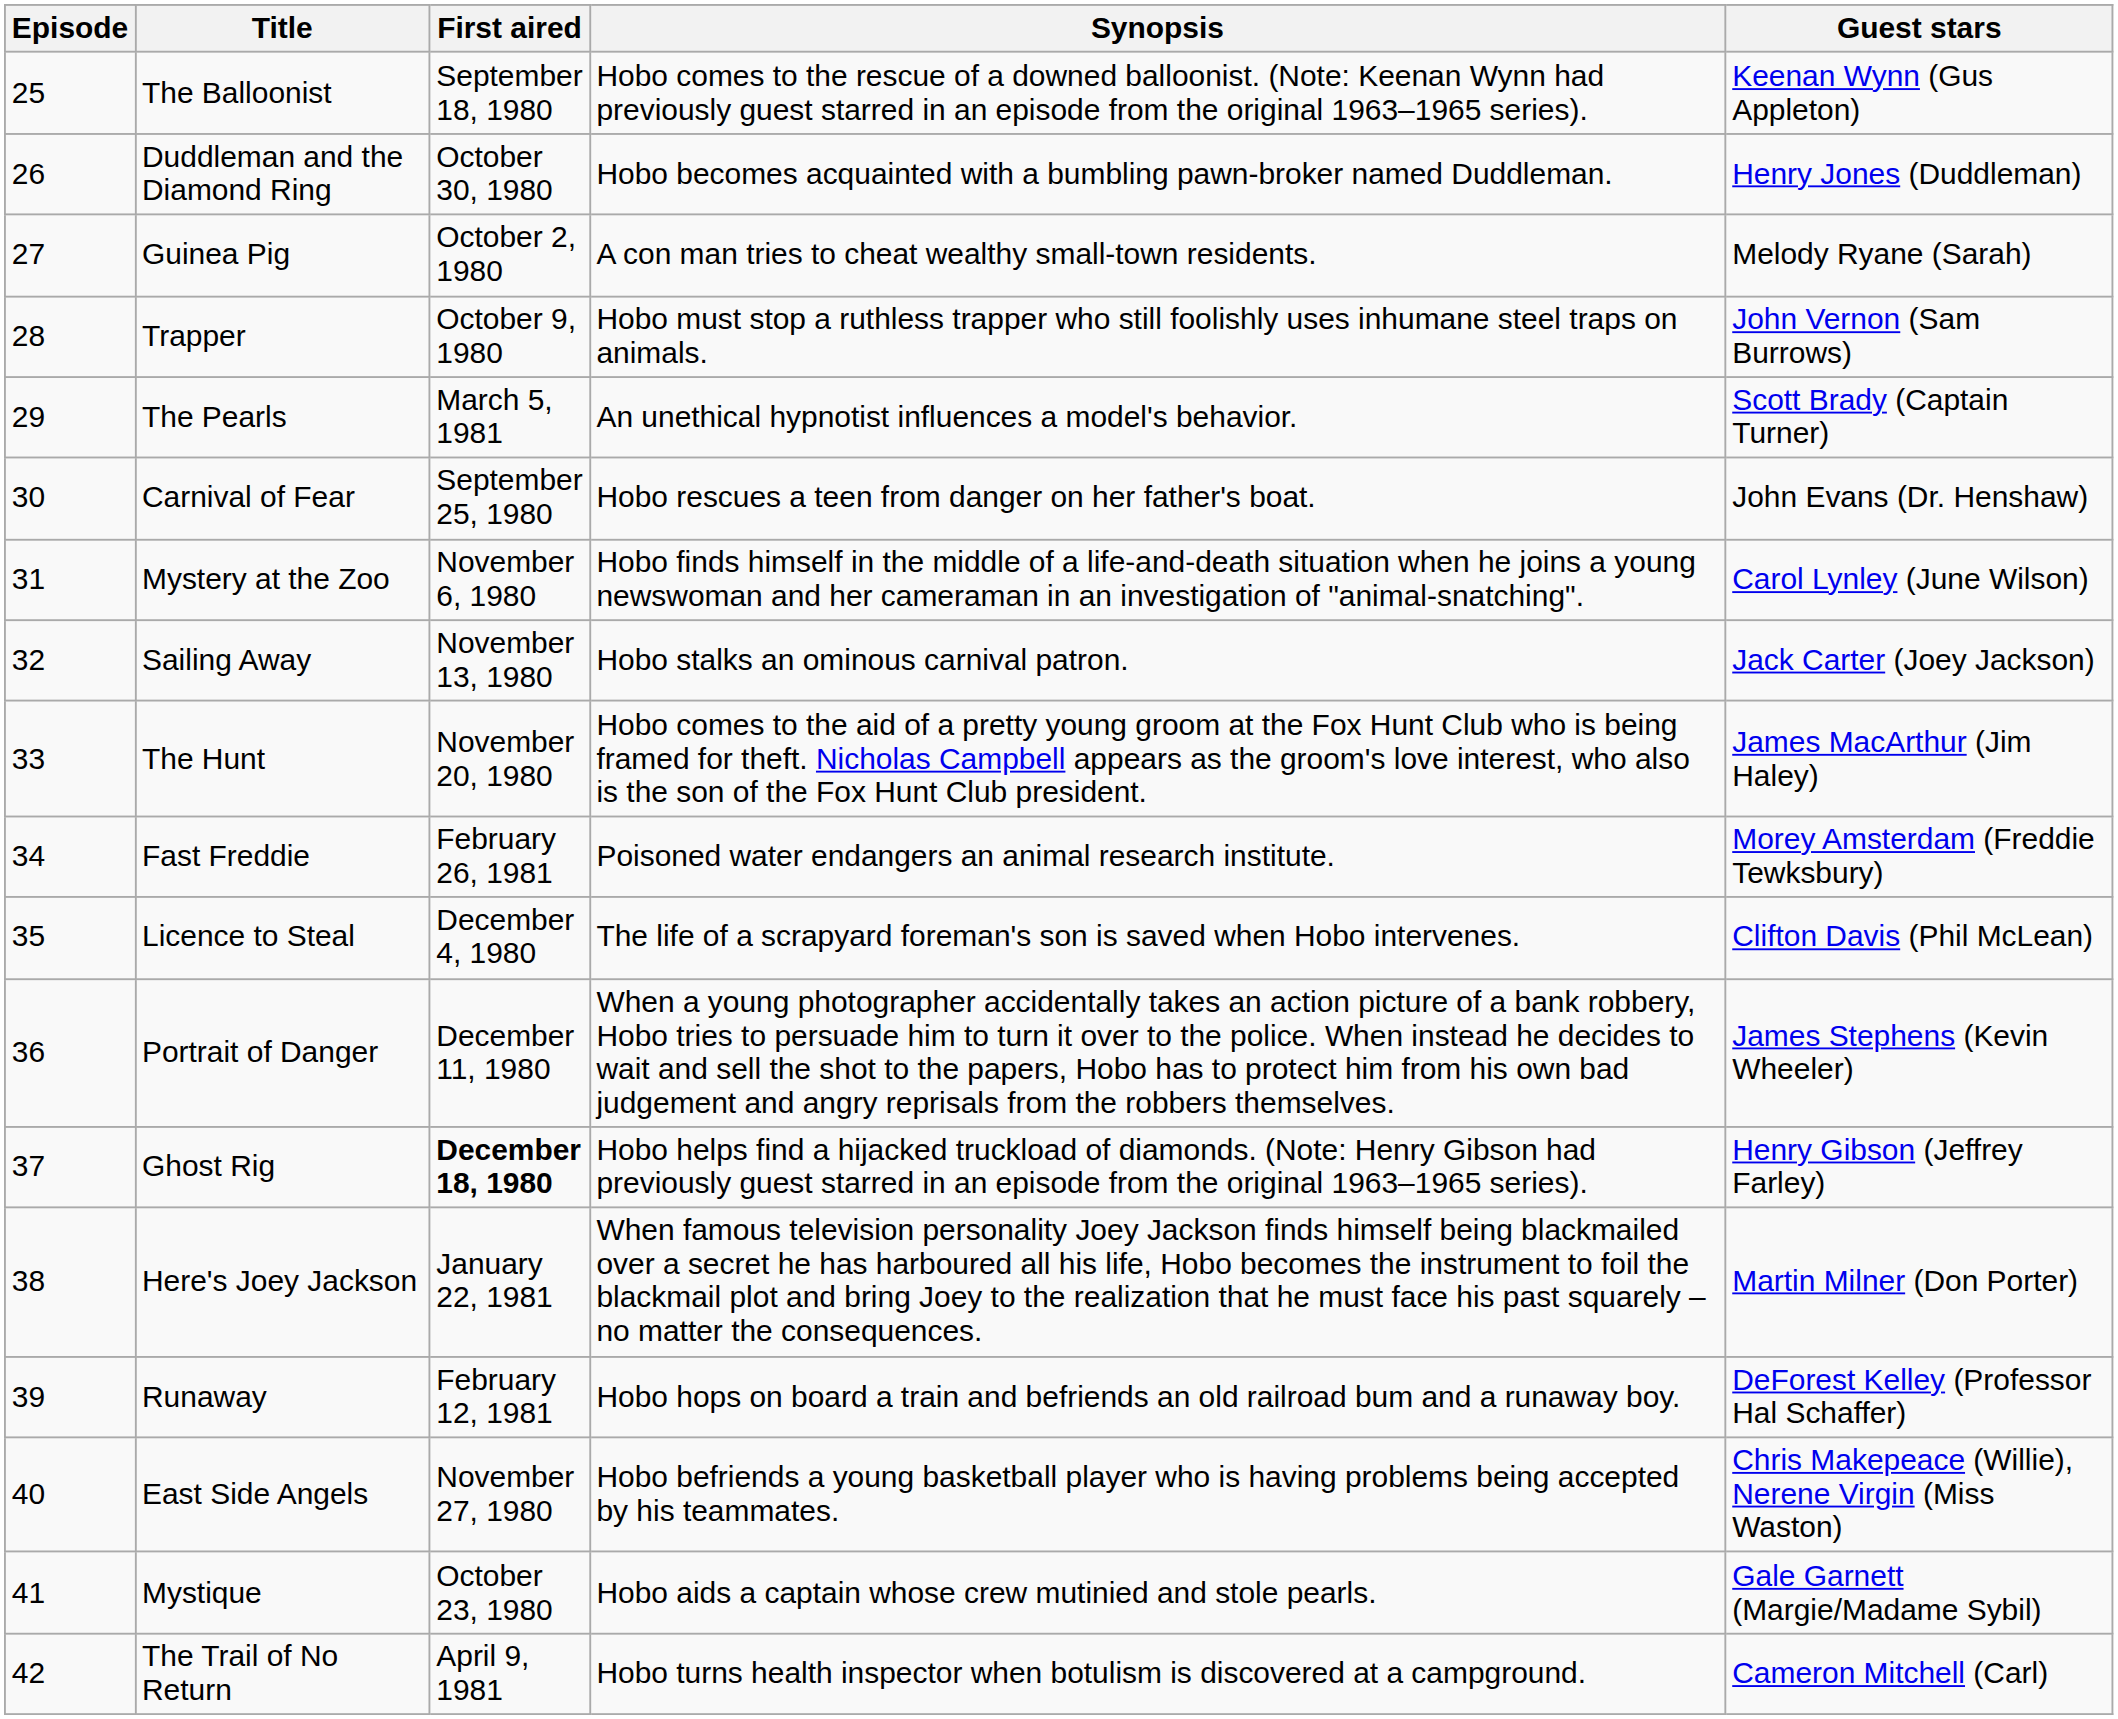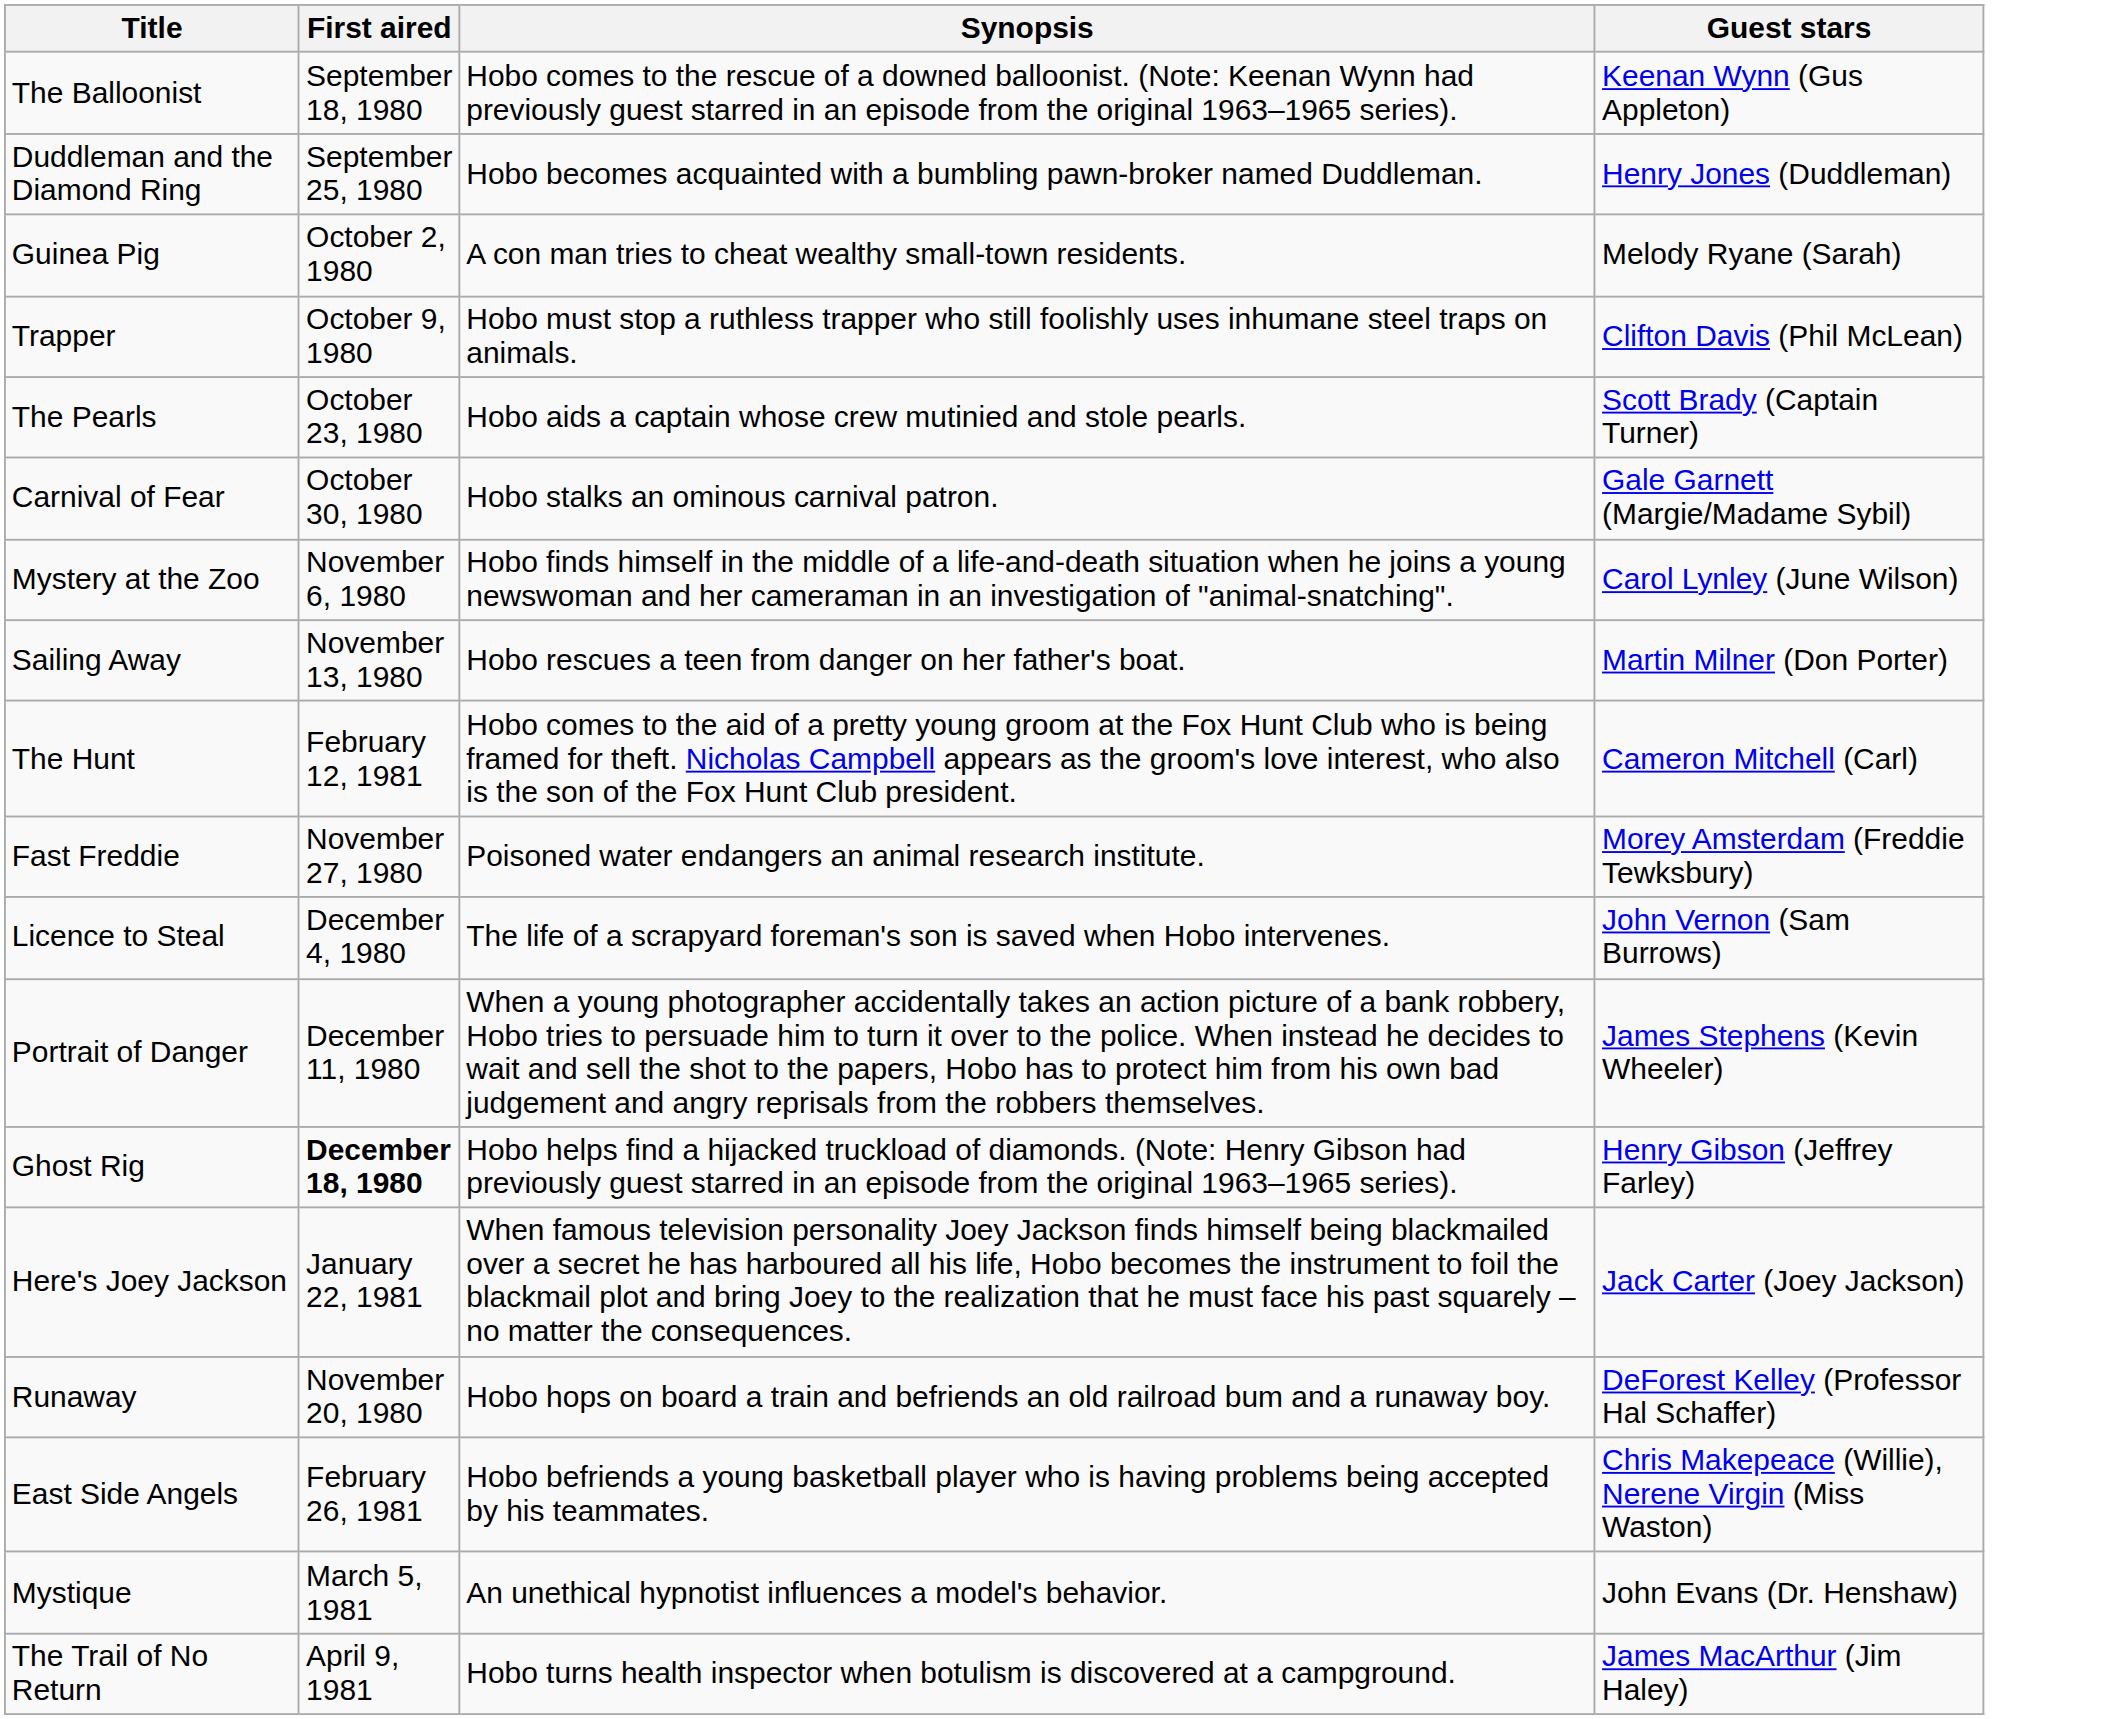- column: (70, 28)
(495, 173) October 30, 1980 -> (379, 173) September 25, 1980
(1856, 335) John Vernon (Sam Burrows) -> (1782, 335) Clifton Davis (Phil McLean)
(494, 416) March 5, 1981 -> (364, 416) October 23, 1980
(947, 416) An unethical hypnotist influences a model's behavior. -> (856, 416) Hobo aids a captain whose crew mutinied and stole pearls.
(509, 498) September 25, 1980 -> (364, 498) October 30, 1980
(956, 498) Hobo rescues a teen from danger on her father's boat. -> (732, 498) Hobo stalks an ominous carnival patron.
(1910, 498) John Evans (Dr. Henshaw) -> (1757, 498) Gale Garnett (Margie/Madame Sybil)
(863, 660) Hobo stalks an ominous carnival patron. -> (826, 660) Hobo rescues a teen from danger on her father's boat.
(1913, 660) Jack Carter (Joey Jackson) -> (1775, 660) Martin Milner (Don Porter)
(505, 758) November 20, 1980 -> (366, 758) February 12, 1981
(1882, 758) James MacArthur (Jim Haley) -> (1760, 758) Cameron Mitchell (Carl)
(496, 856) February 26, 1981 -> (375, 856) November 27, 1980
(1913, 937) Clifton Davis (Phil McLean) -> (1726, 937) John Vernon (Sam Burrows)
(1905, 1281) Martin Milner (Don Porter) -> (1783, 1281) Jack Carter (Joey Jackson)
(496, 1396) February 12, 1981 -> (375, 1396) November 20, 1980
(505, 1494) November 27, 1980 -> (366, 1494) February 26, 1981
(495, 1592) October 23, 1980 -> (364, 1592) March 5, 1981
(986, 1592) Hobo aids a captain whose crew mutinied and stole pearls. -> (817, 1592) An unethical hypnotist influences a model's behavior.
(1887, 1592) Gale Garnett (Margie/Madame Sybil) -> (1780, 1592) John Evans (Dr. Henshaw)
(1890, 1673) Cameron Mitchell (Carl) -> (1752, 1673) James MacArthur (Jim Haley)
